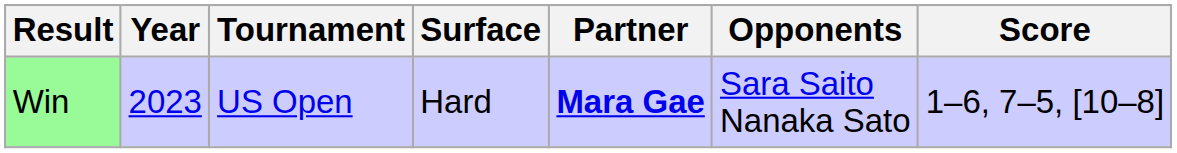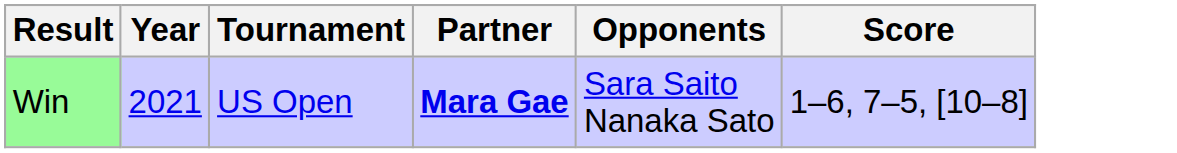- column: (481, 30)
(165, 101) 2023 -> (165, 101) 2021
